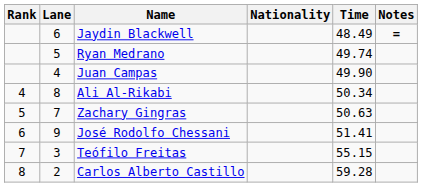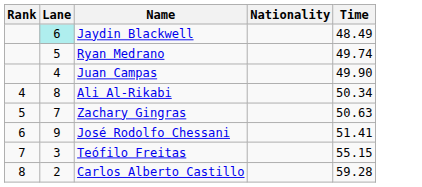- column: (396, 14)
(57, 34) no background -> (57, 34) paleturquoise background
